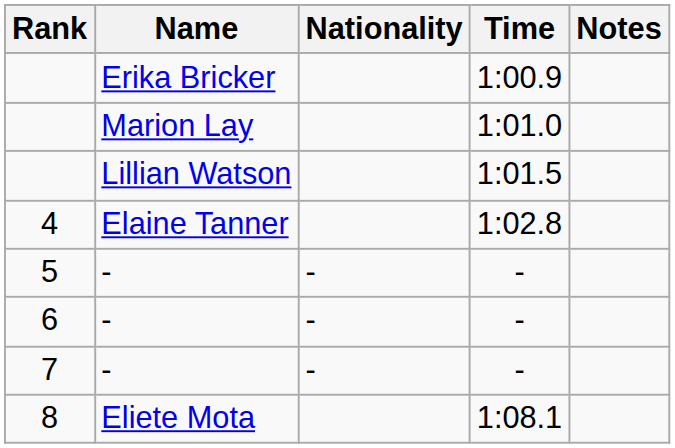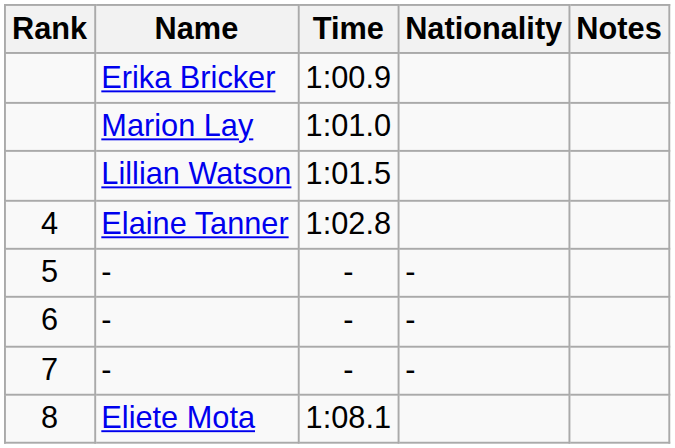columns swapped: (384, 28) <-> (519, 28)
